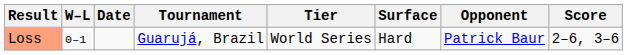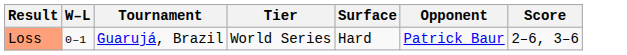- column: (114, 16)
